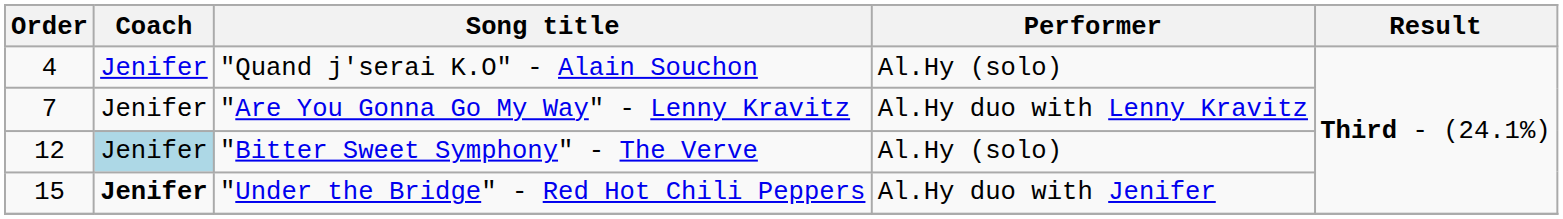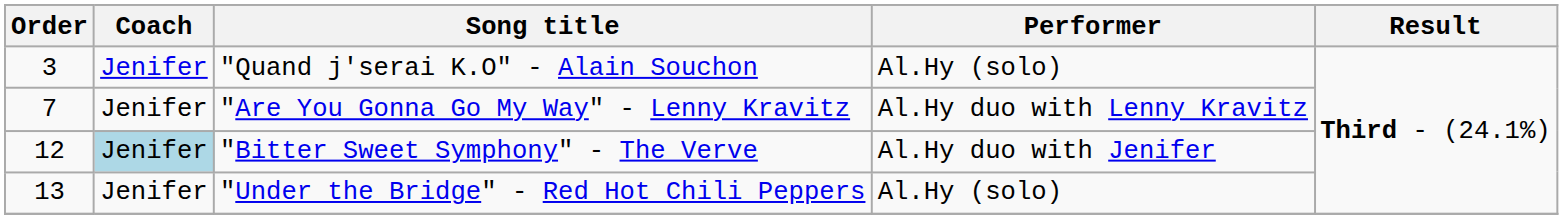(49, 68) 4 -> (49, 68) 3
(970, 151) Al.Hy (solo) -> (1047, 151) Al.Hy duo with Jenifer
(50, 193) 15 -> (50, 193) 13
(154, 193) bold -> (154, 193) normal
(1047, 193) Al.Hy duo with Jenifer -> (970, 193) Al.Hy (solo)
